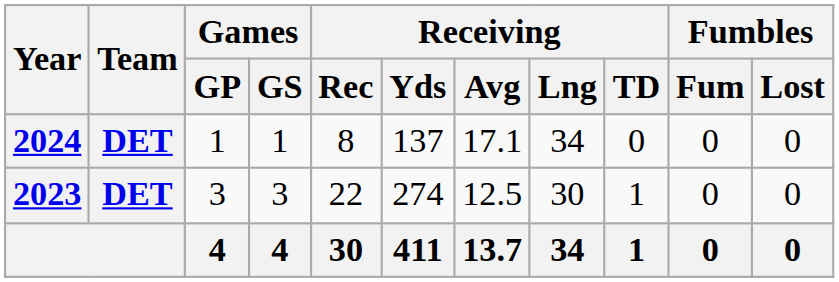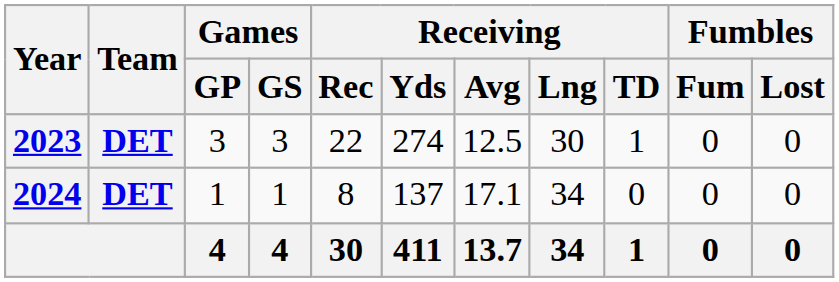rows swapped: (47, 194) <-> (47, 140)
